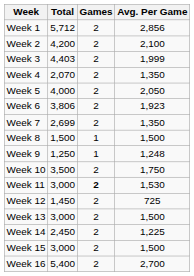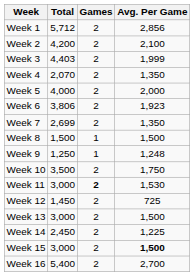(152, 91) 2,050 -> (152, 91) 2,000
(152, 248) normal -> (152, 248) bold
